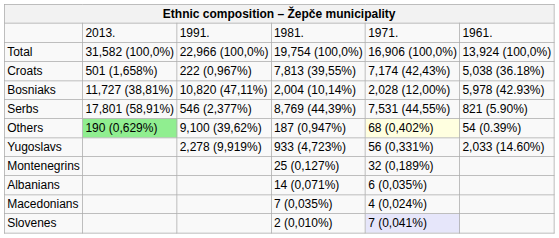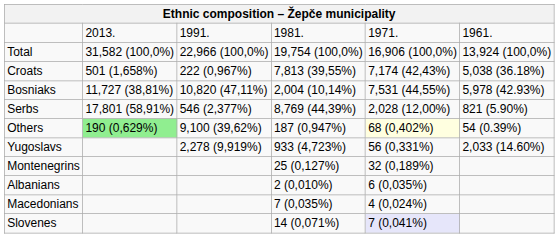(409, 90) 2,028 (12,00%) -> (409, 90) 7,531 (44,55%)
(409, 109) 7,531 (44,55%) -> (409, 109) 2,028 (12,00%)
(307, 185) 14 (0,071%) -> (303, 185) 2 (0,010%)
(303, 223) 2 (0,010%) -> (307, 223) 14 (0,071%)
